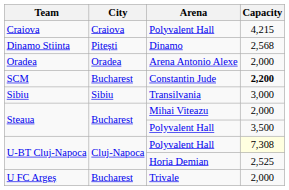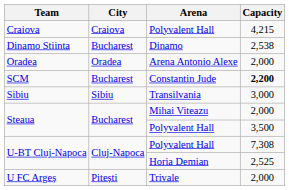(104, 45) Pitești -> (112, 45) Bucharest
(262, 45) 2,568 -> (262, 45) 2,538
(262, 144) lightyellow background -> (262, 144) no background
(112, 177) Bucharest -> (104, 177) Pitești
